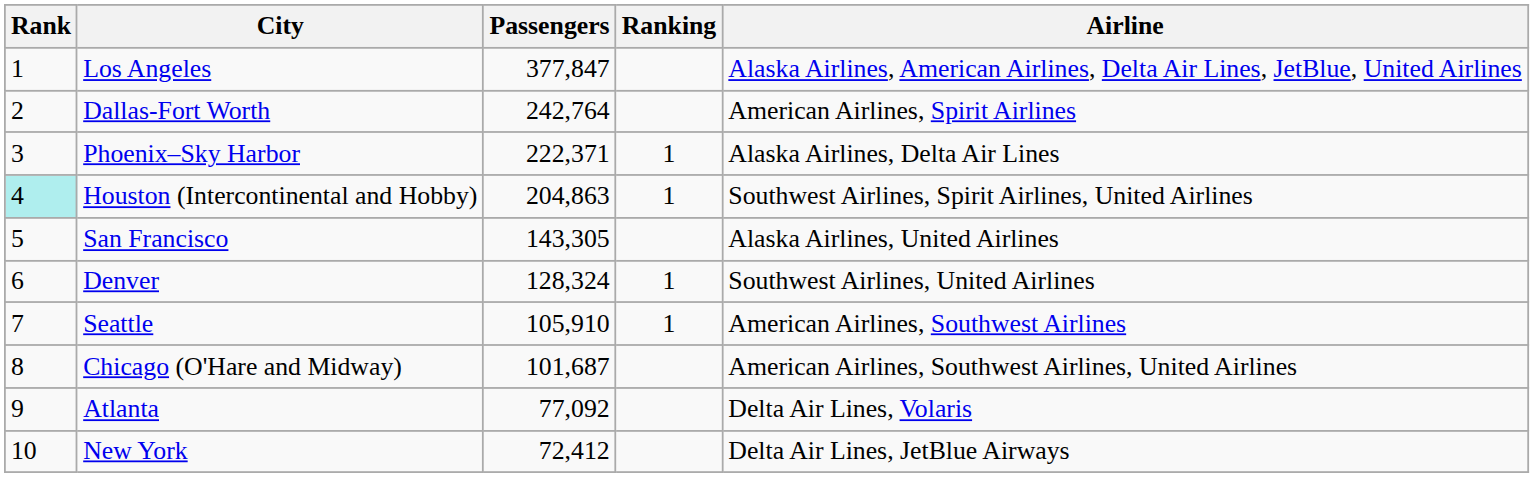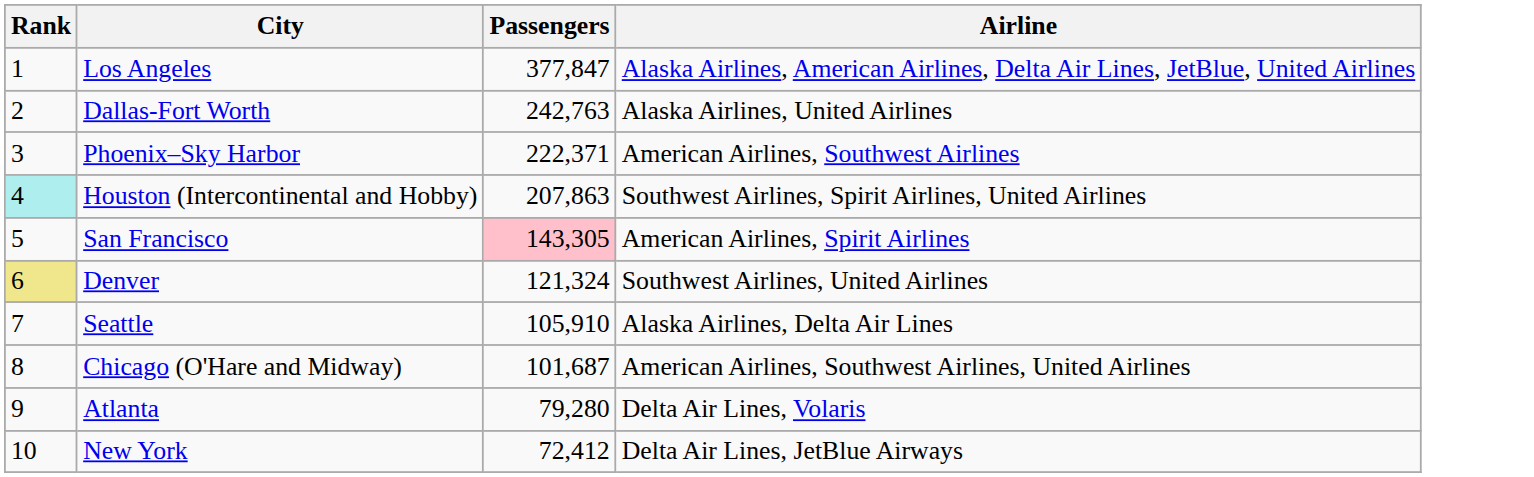- column: (669, 26)
(568, 111) 242,764 -> (568, 111) 242,763
(902, 111) American Airlines, Spirit Airlines -> (787, 111) Alaska Airlines, United Airlines
(894, 153) Alaska Airlines, Delta Air Lines -> (821, 153) American Airlines, Southwest Airlines
(568, 196) 204,863 -> (568, 196) 207,863
(568, 238) no background -> (568, 238) pink background
(894, 238) Alaska Airlines, United Airlines -> (796, 238) American Airlines, Spirit Airlines
(17, 281) no background -> (17, 281) khaki background
(568, 281) 128,324 -> (568, 281) 121,324
(927, 323) American Airlines, Southwest Airlines -> (787, 323) Alaska Airlines, Delta Air Lines
(574, 408) 77,092 -> (574, 408) 79,280
